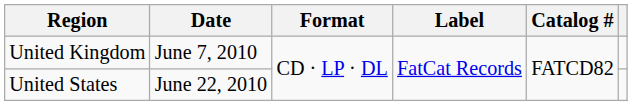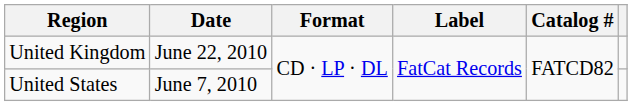(206, 52) June 7, 2010 -> (211, 52) June 22, 2010
(211, 84) June 22, 2010 -> (206, 84) June 7, 2010
